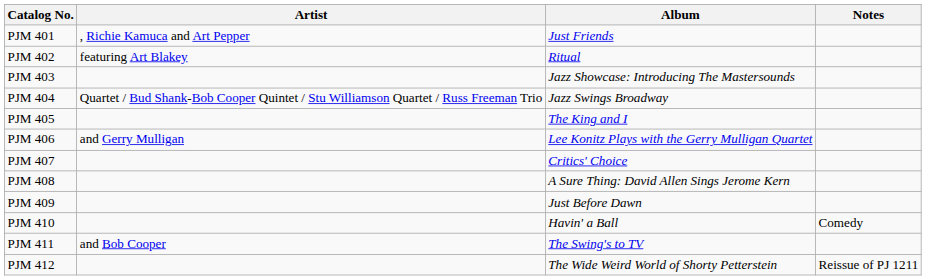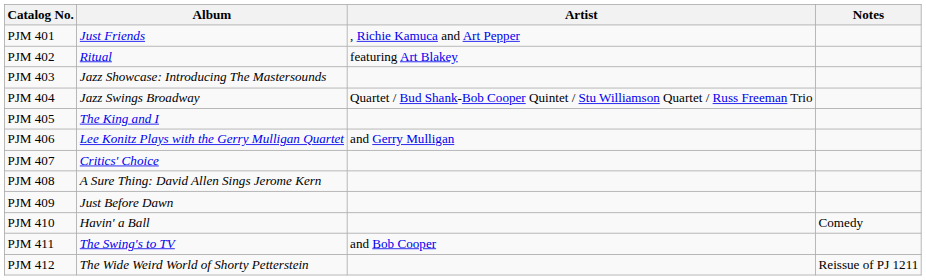columns swapped: (311, 14) <-> (680, 14)
